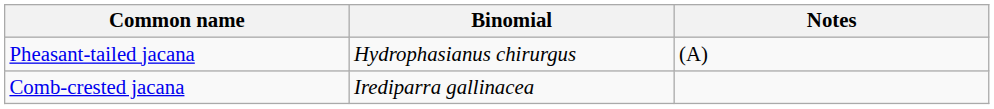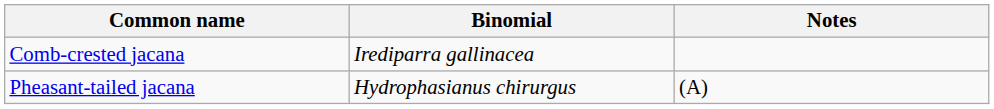rows swapped: (97, 86) <-> (102, 53)
